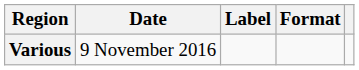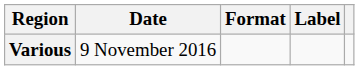columns swapped: (310, 19) <-> (248, 19)
